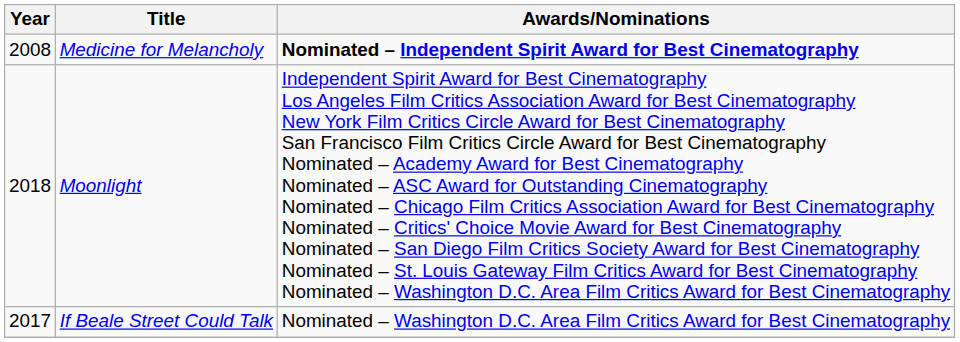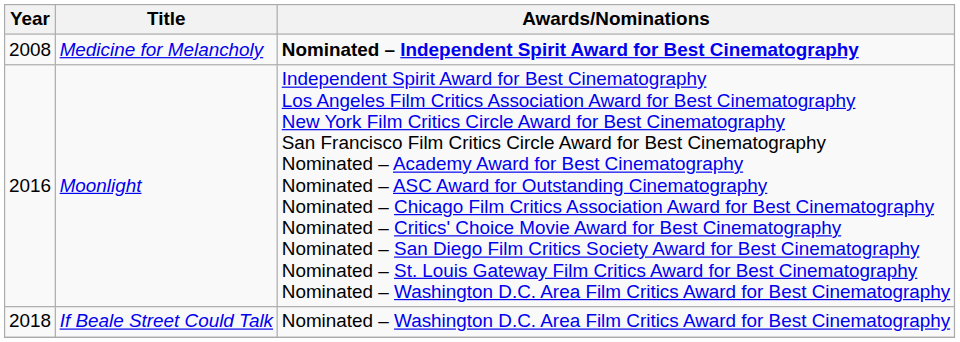(30, 185) 2018 -> (30, 185) 2016
(30, 321) 2017 -> (30, 321) 2018
